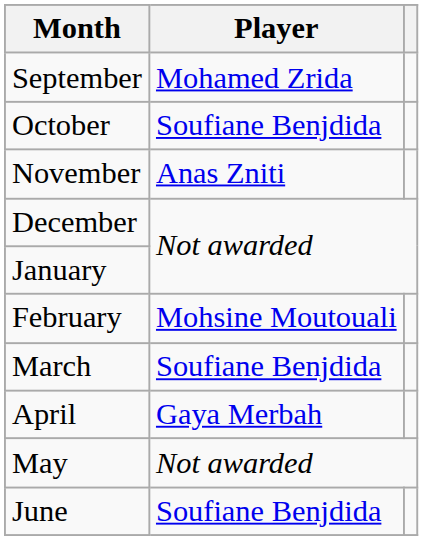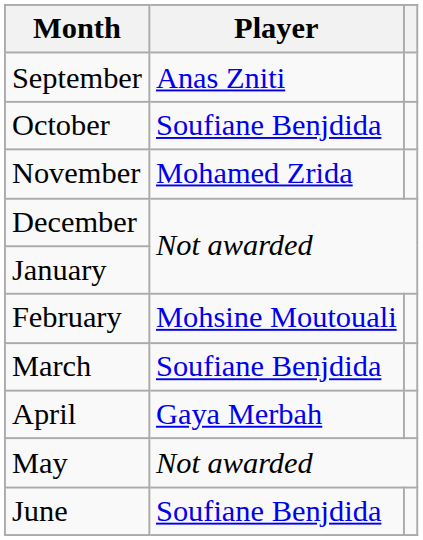(254, 76) Mohamed Zrida -> (221, 76) Anas Zniti
(221, 173) Anas Zniti -> (254, 173) Mohamed Zrida
